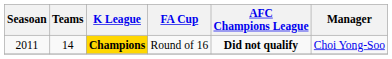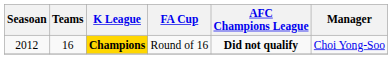(27, 44) 2011 -> (27, 44) 2012
(68, 44) 14 -> (68, 44) 16
